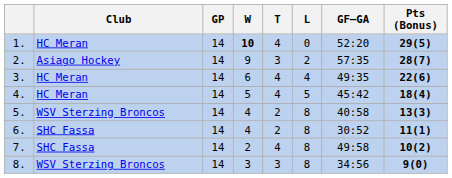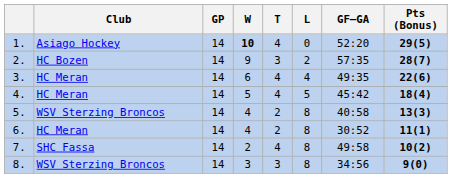(62, 43) HC Meran -> (78, 43) Asiago Hockey
(78, 60) Asiago Hockey -> (62, 60) HC Bozen
(66, 130) SHC Fassa -> (62, 130) HC Meran
